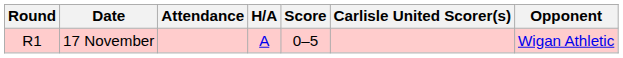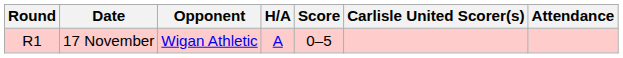columns swapped: (566, 16) <-> (203, 16)
